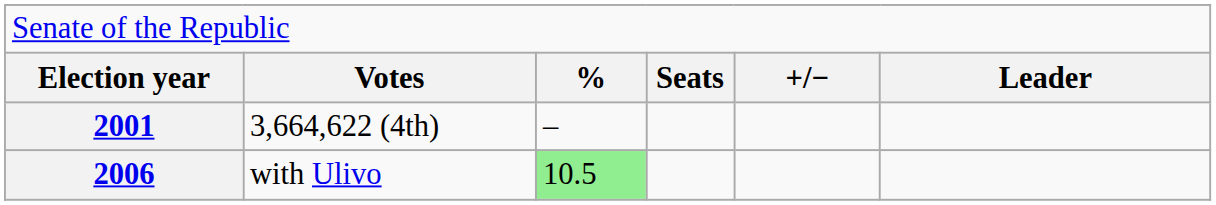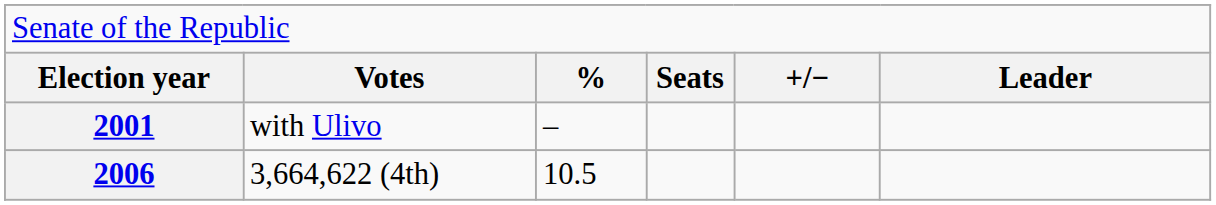(345, 125) 3,664,622 (4th) -> (316, 125) with Ulivo
(316, 174) with Ulivo -> (345, 174) 3,664,622 (4th)
(570, 174) lightgreen background -> (570, 174) no background
